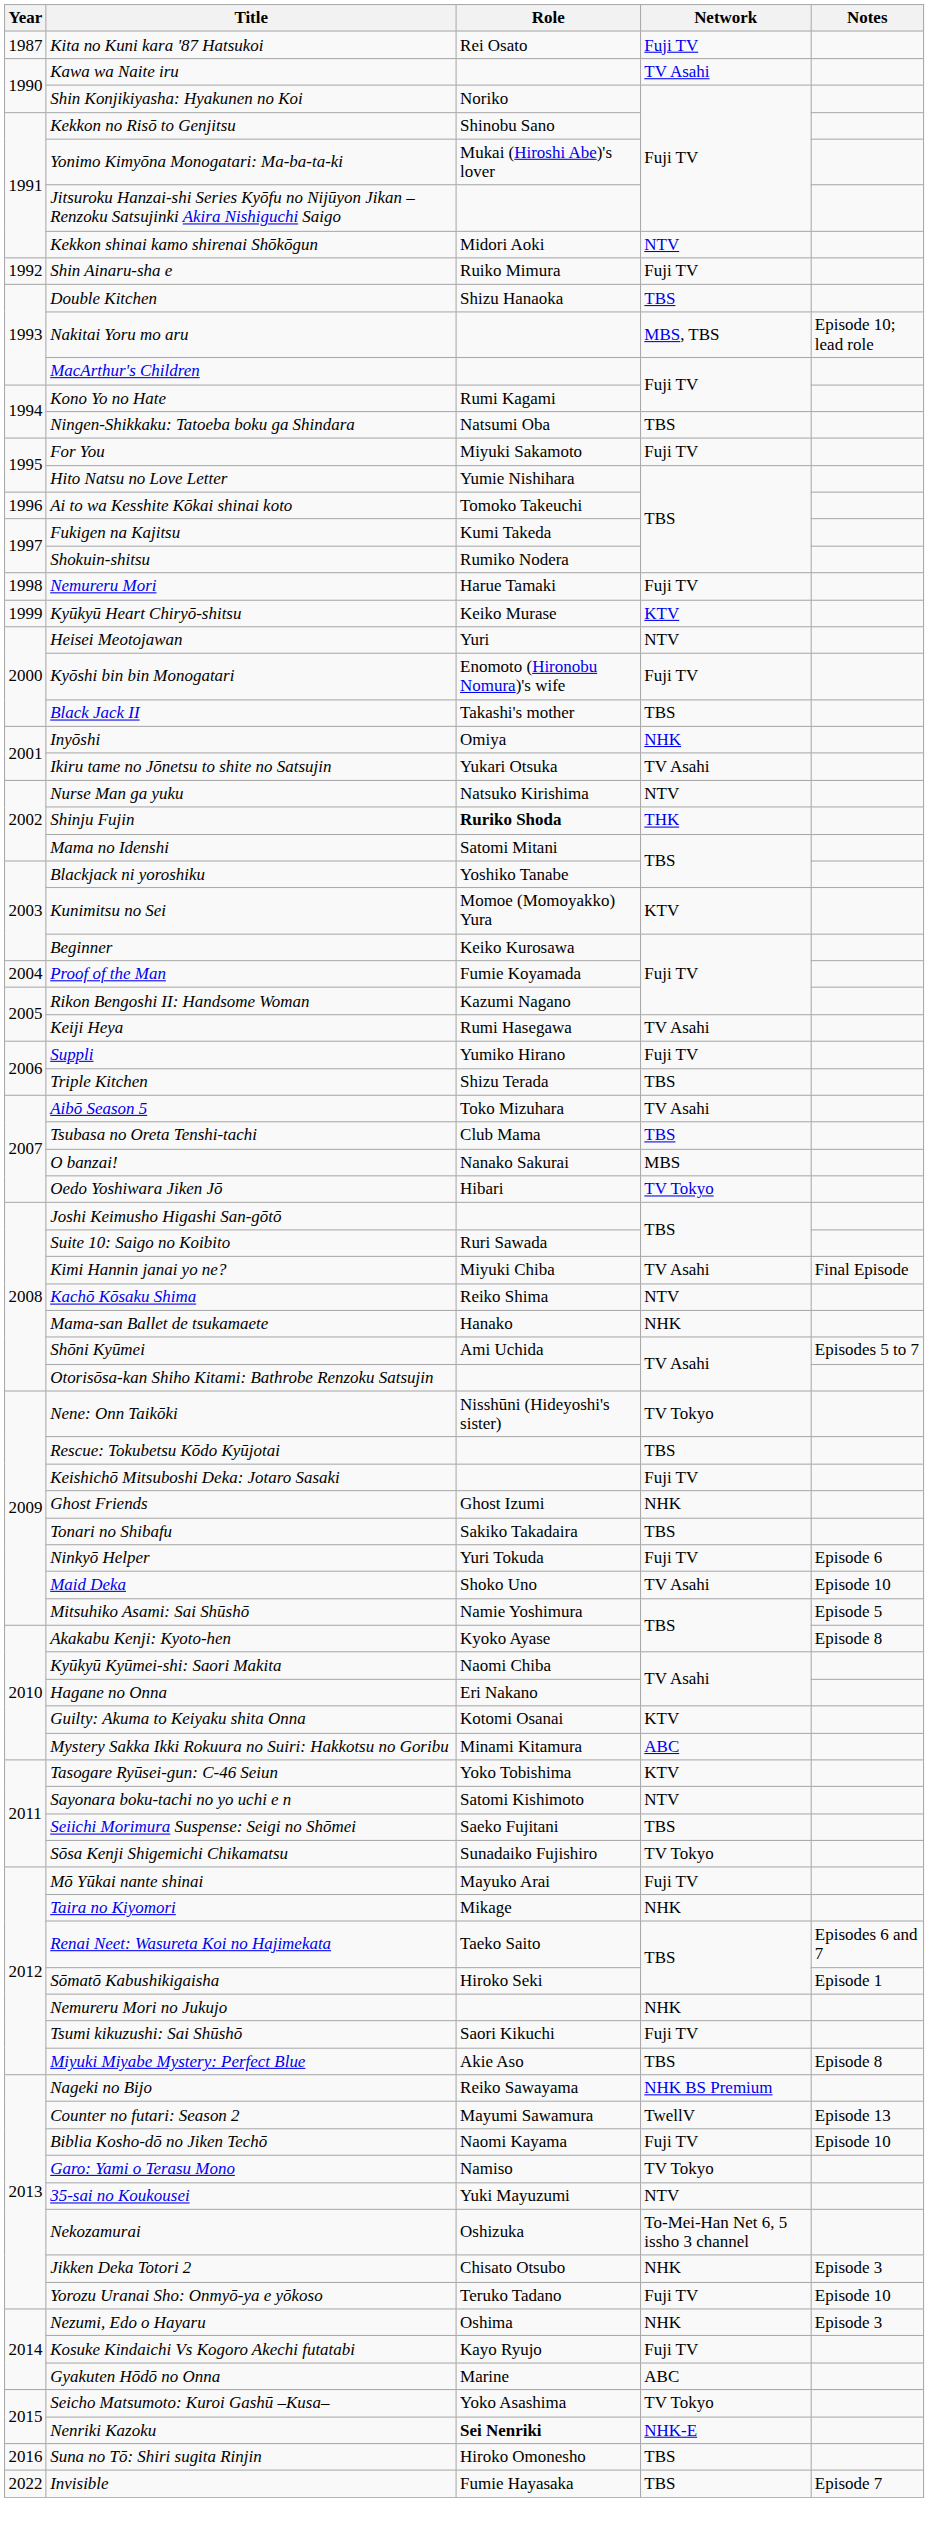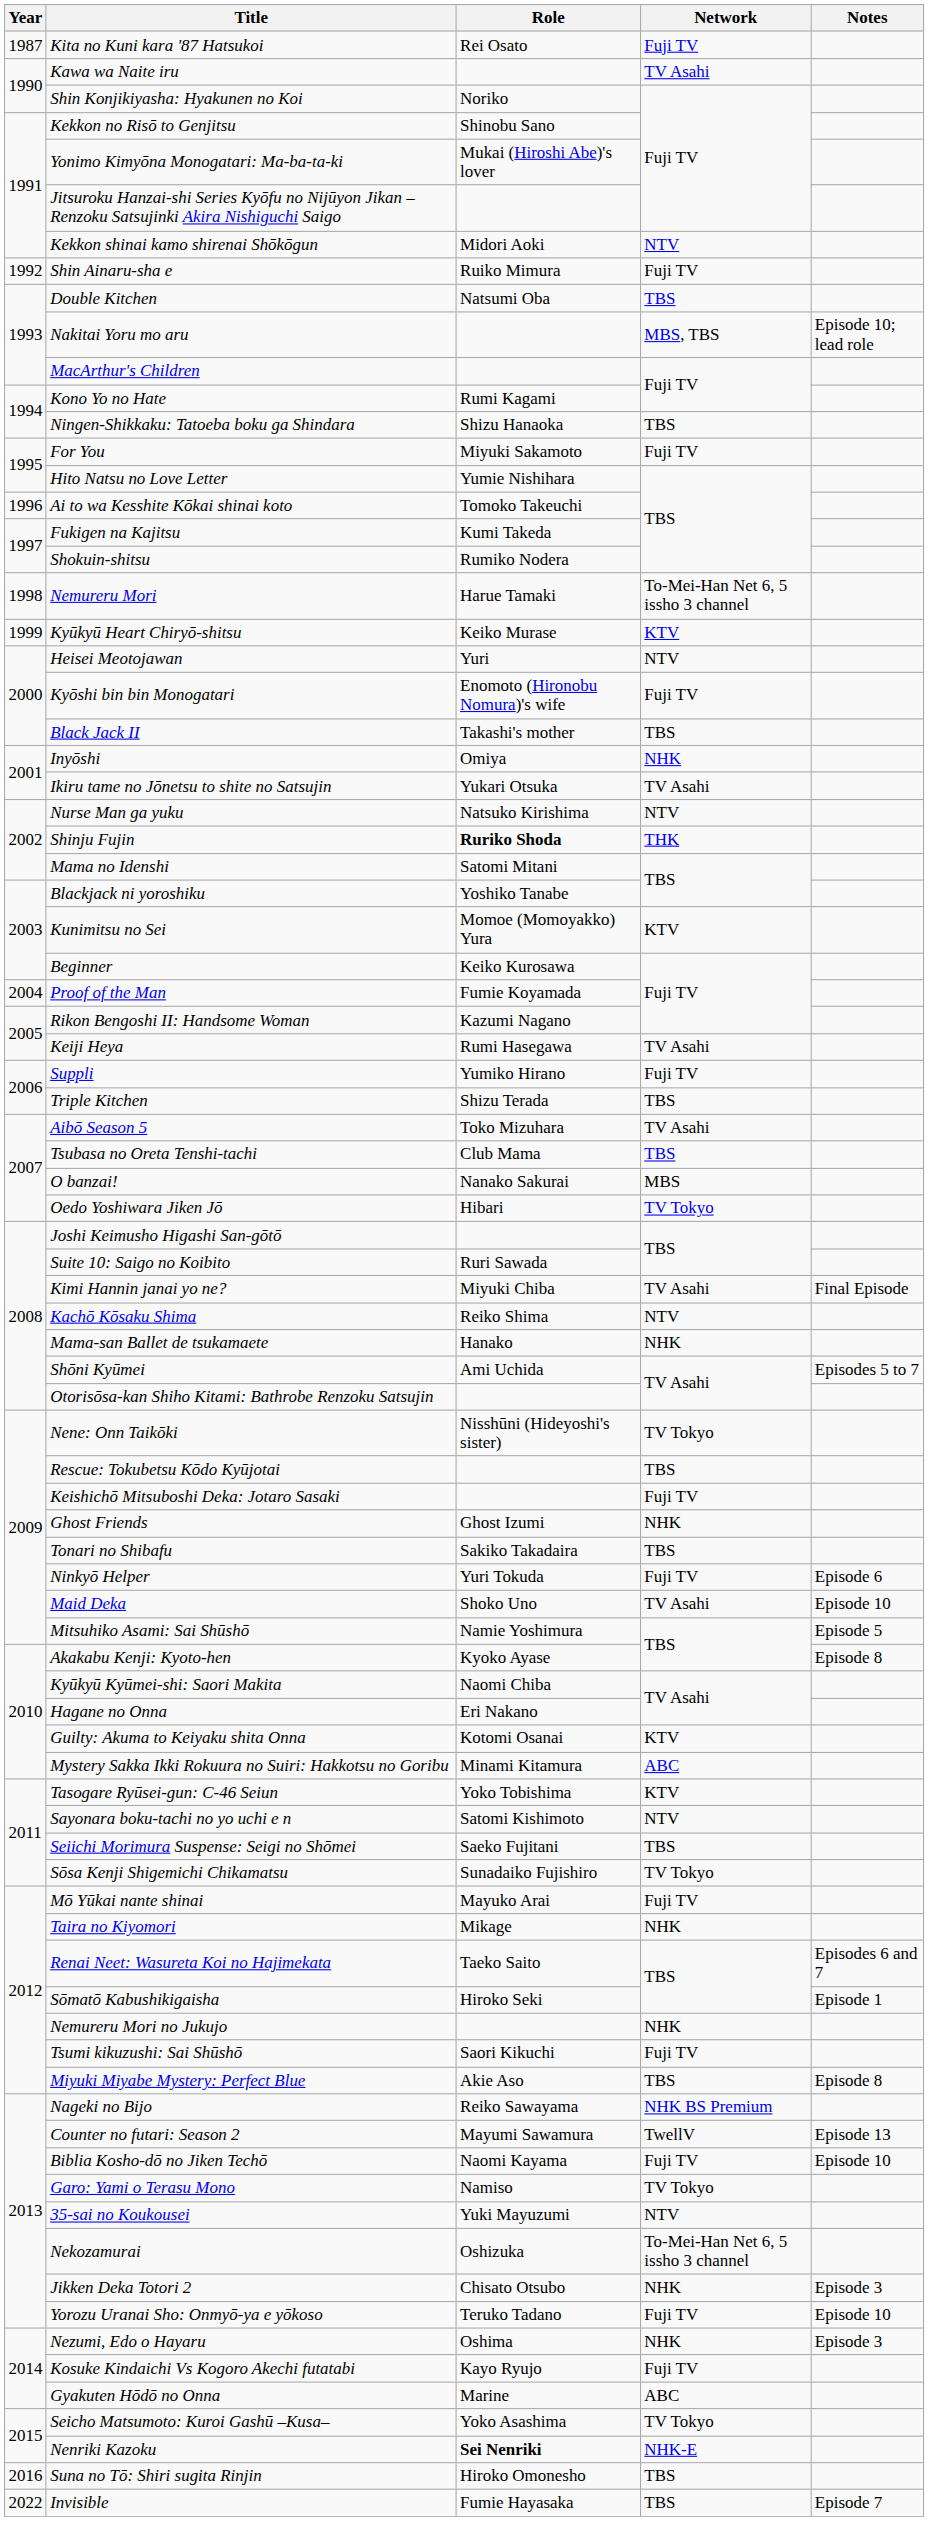(512, 298) Shizu Hanaoka -> (505, 298) Natsumi Oba
(505, 424) Natsumi Oba -> (512, 424) Shizu Hanaoka
(671, 586) Fuji TV -> (716, 595) To-Mei-Han Net 6, 5 issho 3 channel
